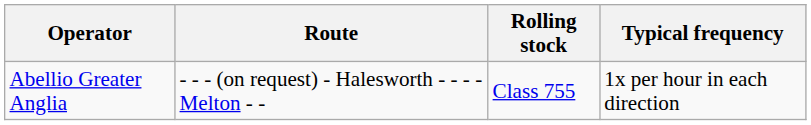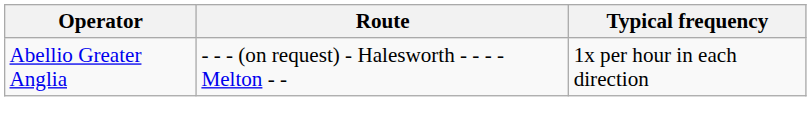- column: (544, 33)
